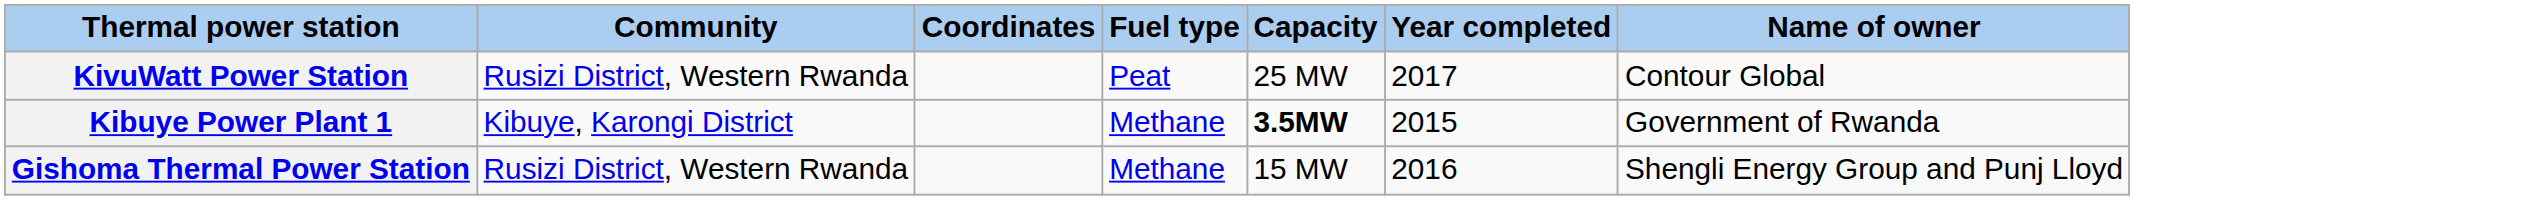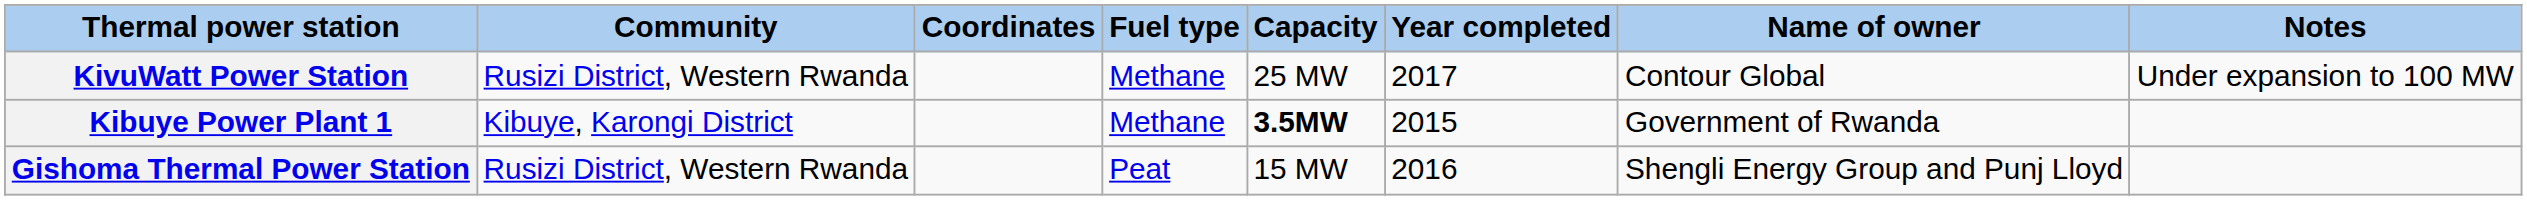+ column: (2325, 28)
(1140, 75) Peat -> (1167, 75) Methane
(1167, 169) Methane -> (1140, 169) Peat
